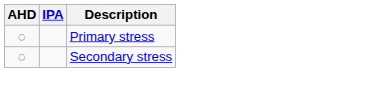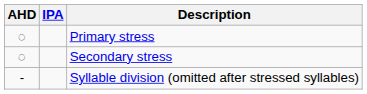+ row: (214, 78)
